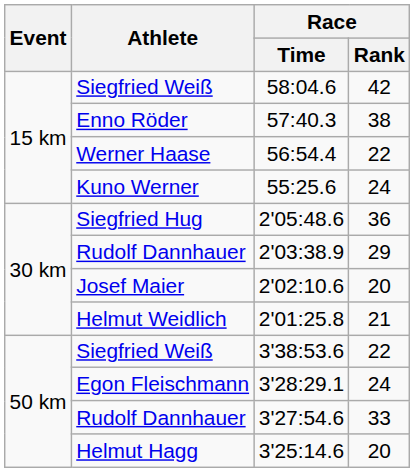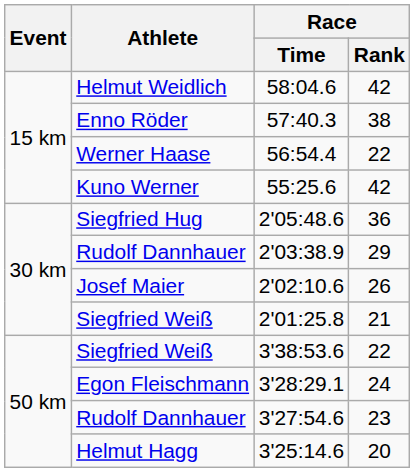(144, 88) Siegfried Weiß -> (151, 88) Helmut Weidlich
(379, 187) 24 -> (379, 187) 42
(379, 286) 20 -> (379, 286) 26
(151, 318) Helmut Weidlich -> (144, 318) Siegfried Weiß
(379, 417) 33 -> (379, 417) 23
